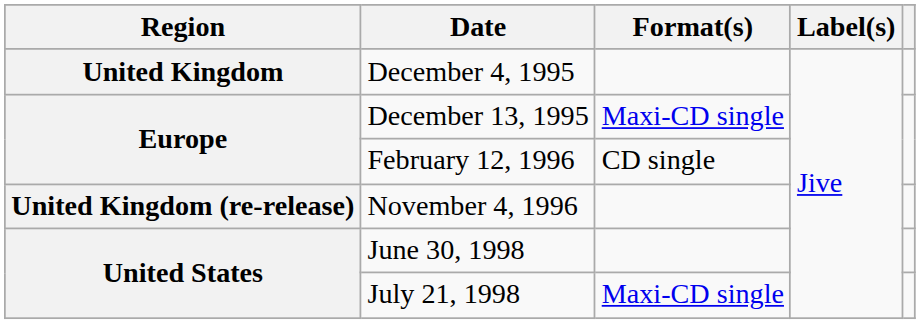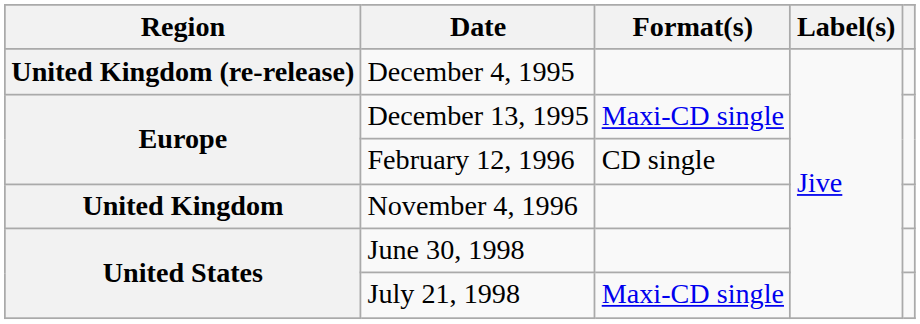(183, 71) United Kingdom -> (183, 71) United Kingdom (re-release)
(183, 205) United Kingdom (re-release) -> (183, 205) United Kingdom
